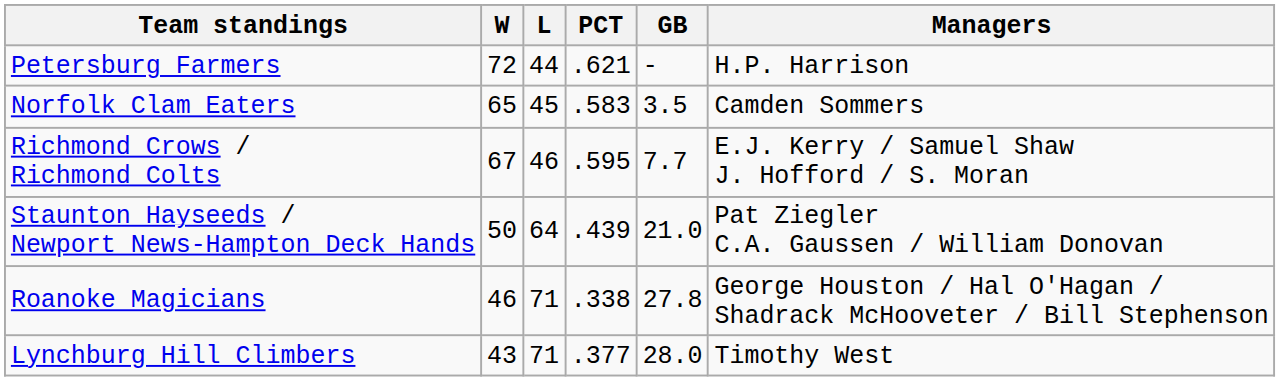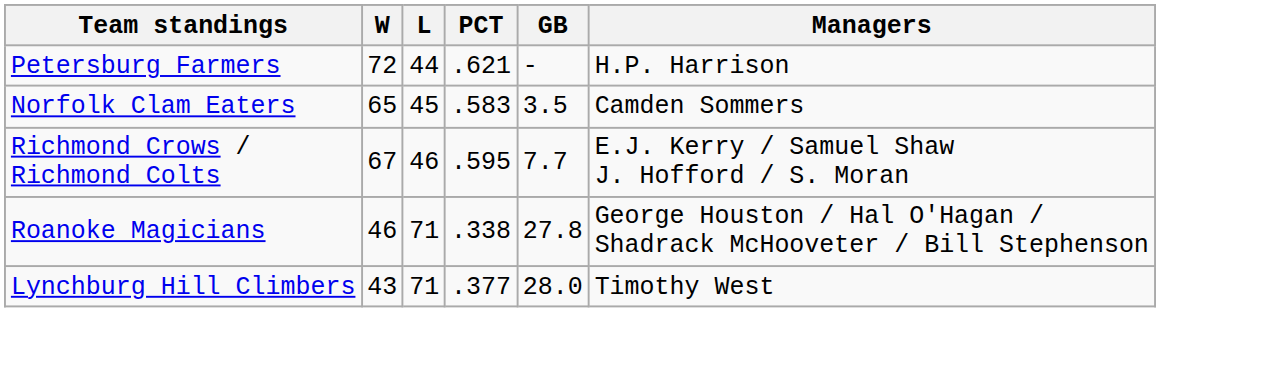- row: (243, 231)
